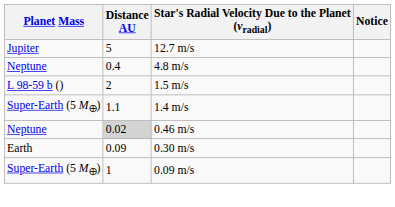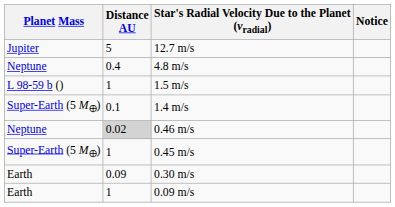(109, 85) 2 -> (109, 85) 1
(113, 107) 1.1 -> (113, 107) 0.1
+ row: (174, 152)
(54, 169) Super-Earth (5 M🜨) -> (20, 192) Earth
